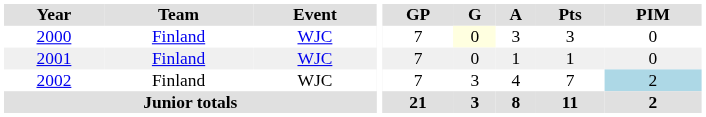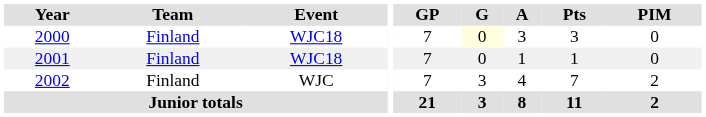(315, 36) WJC -> (316, 36) WJC18
(315, 58) WJC -> (316, 58) WJC18
(653, 80) lightblue background -> (655, 80) no background
